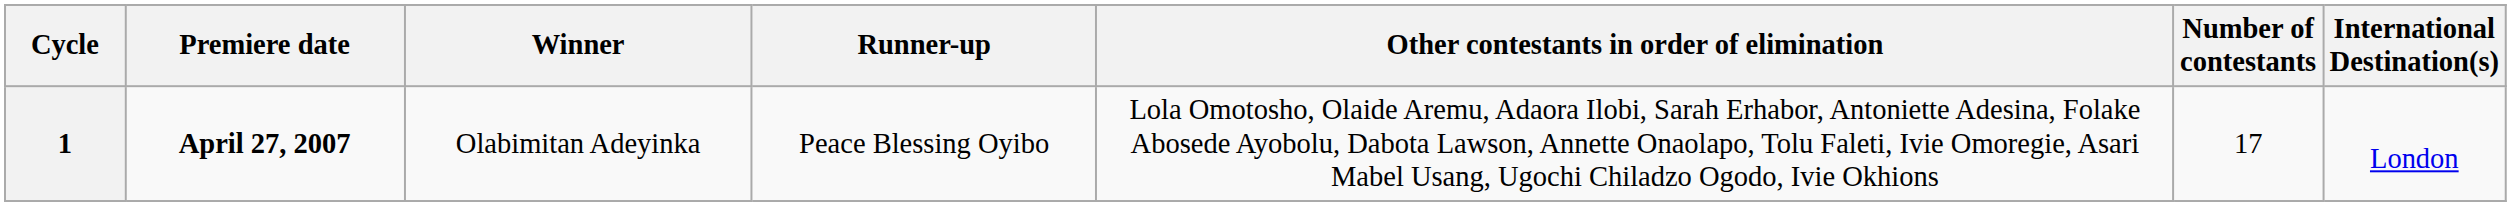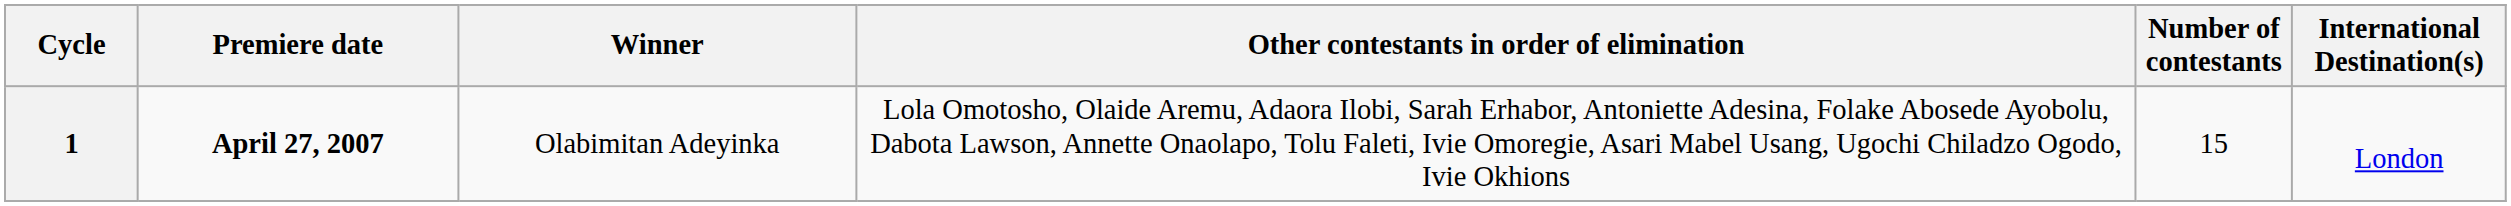- column: (924, 45)
(2248, 142) 17 -> (2214, 142) 15
